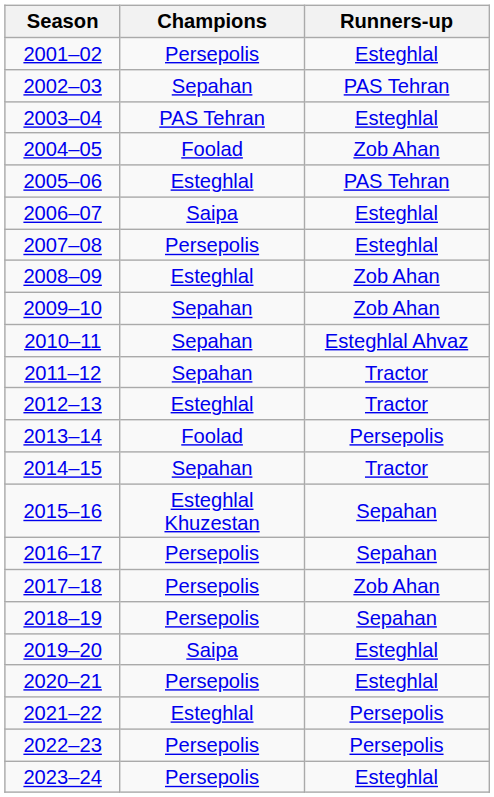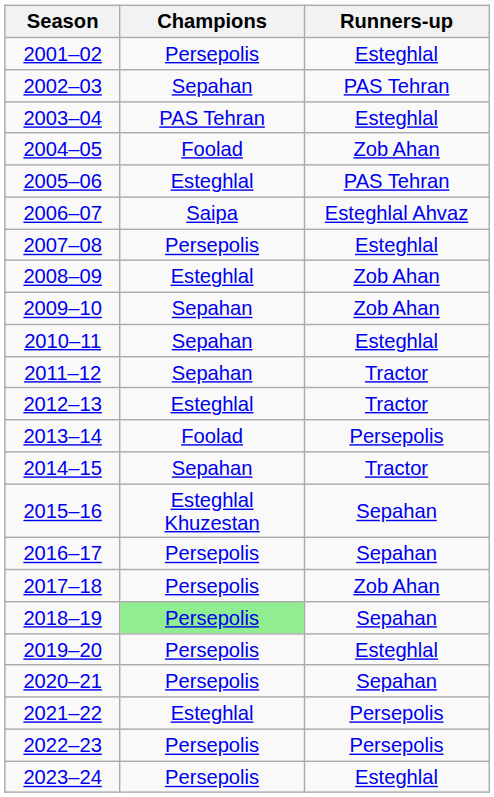(397, 213) Esteghlal -> (397, 213) Esteghlal Ahvaz
(397, 340) Esteghlal Ahvaz -> (397, 340) Esteghlal
(212, 617) no background -> (212, 617) lightgreen background
(212, 649) Saipa -> (212, 649) Persepolis
(397, 681) Esteghlal -> (397, 681) Sepahan
